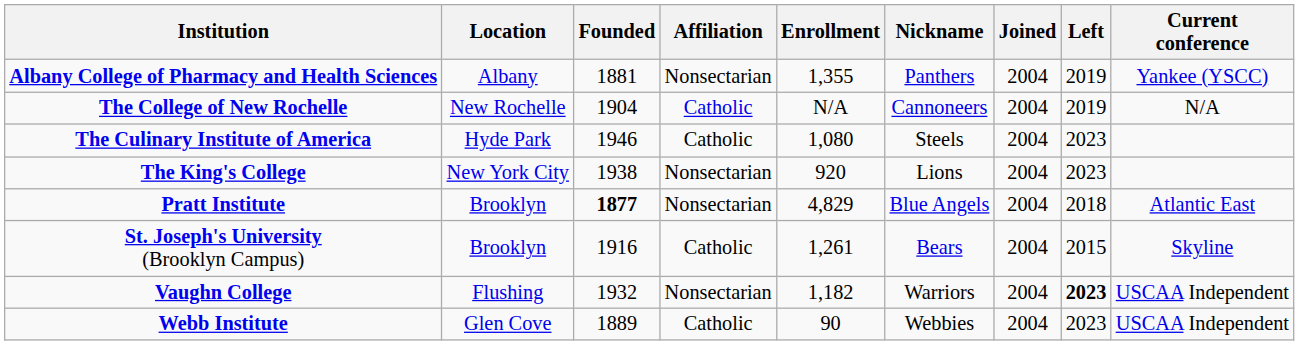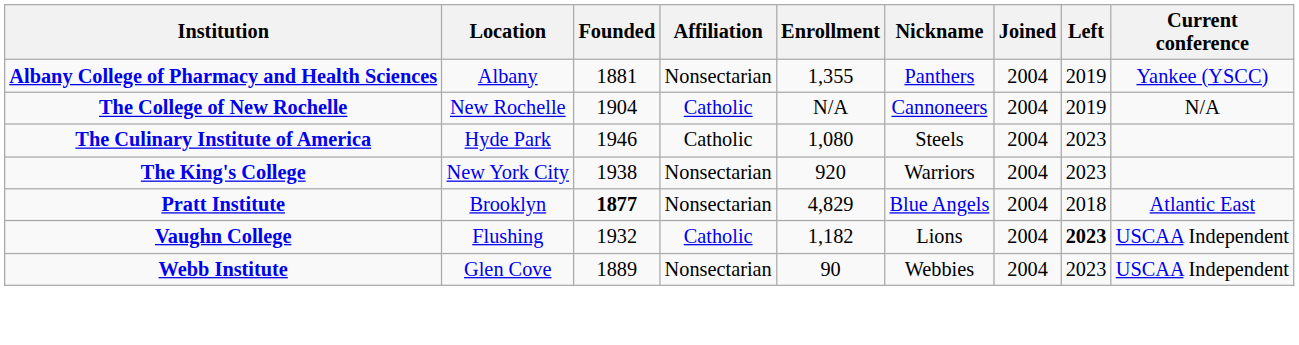(939, 172) Lions -> (939, 172) Warriors
- row: (223, 248)
(718, 291) Nonsectarian -> (718, 236) Catholic
(939, 291) Warriors -> (939, 236) Lions
(718, 324) Catholic -> (718, 269) Nonsectarian
